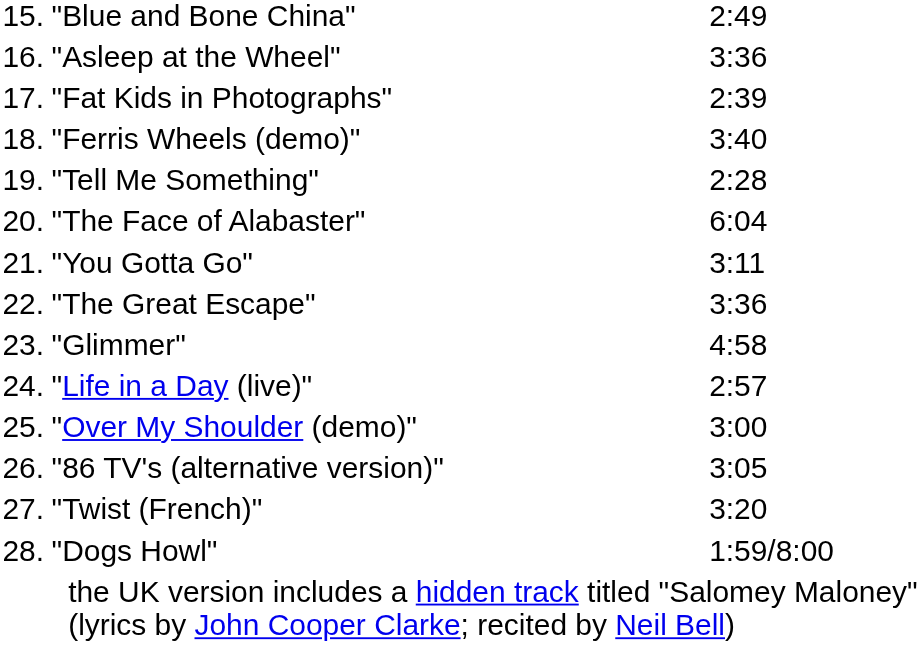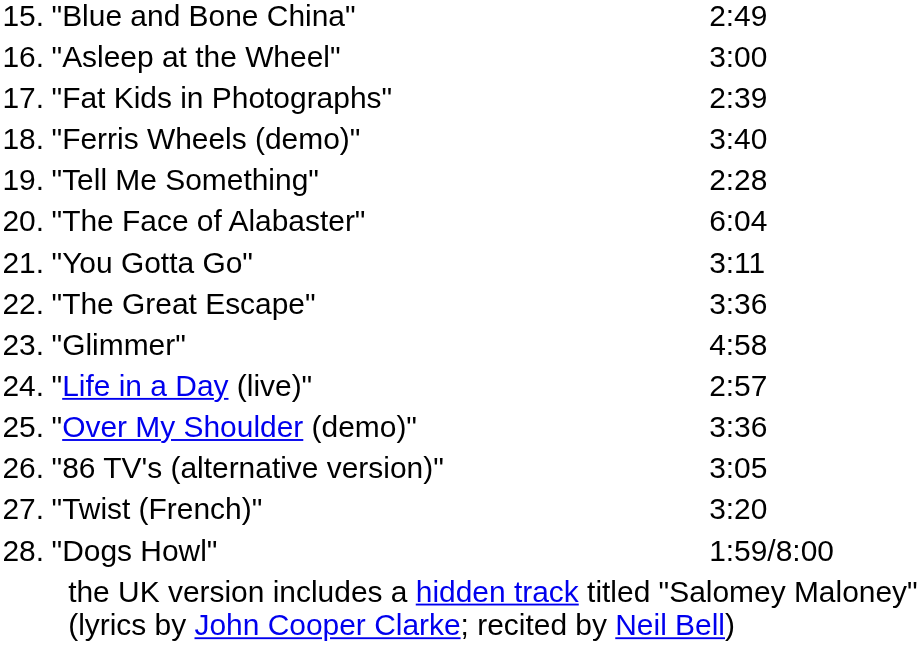(738, 57) 3:36 -> (738, 57) 3:00
(738, 427) 3:00 -> (738, 427) 3:36
